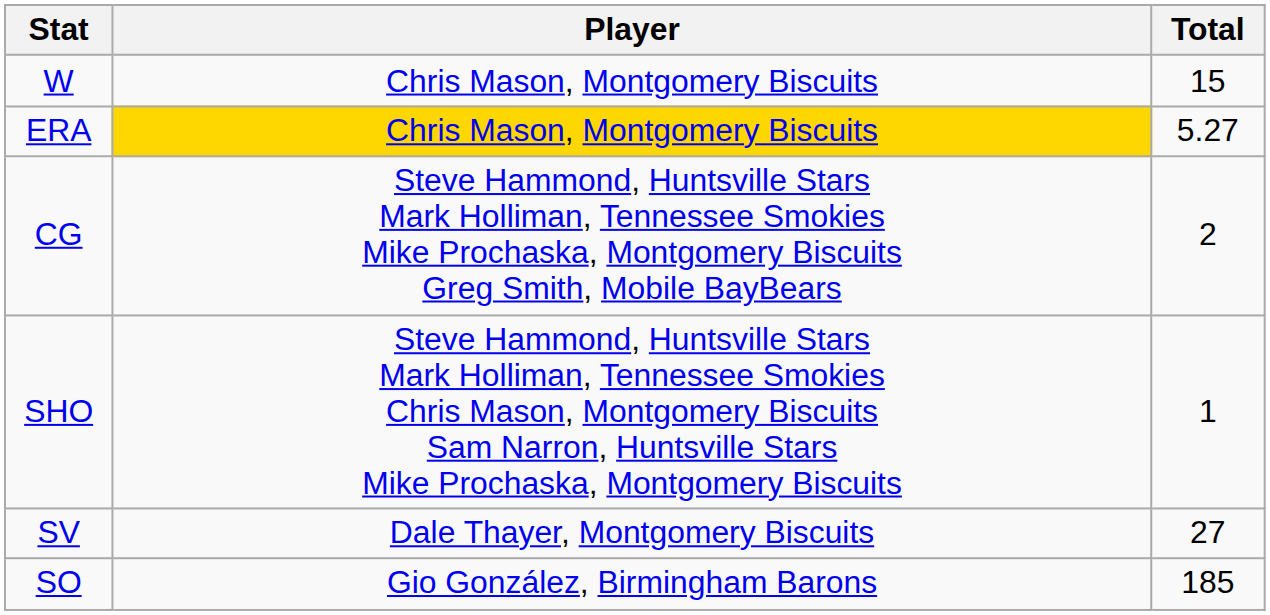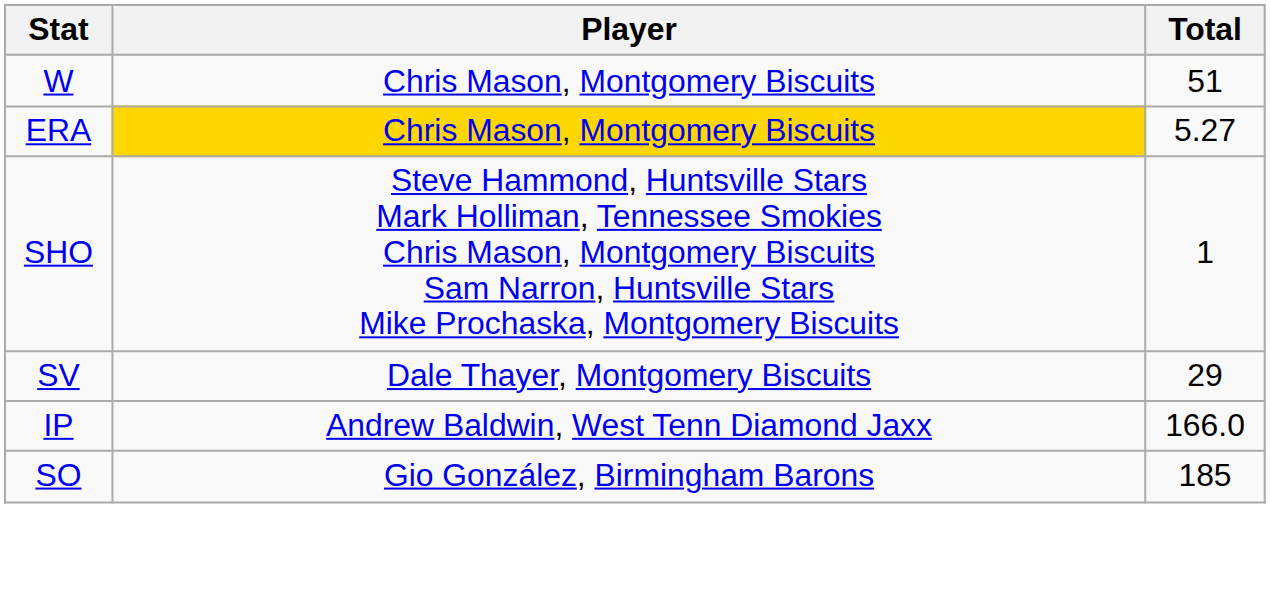(1208, 80) 15 -> (1205, 80) 51
- row: (59, 234)
(1208, 532) 27 -> (1205, 375) 29
+ row: (58, 425)
